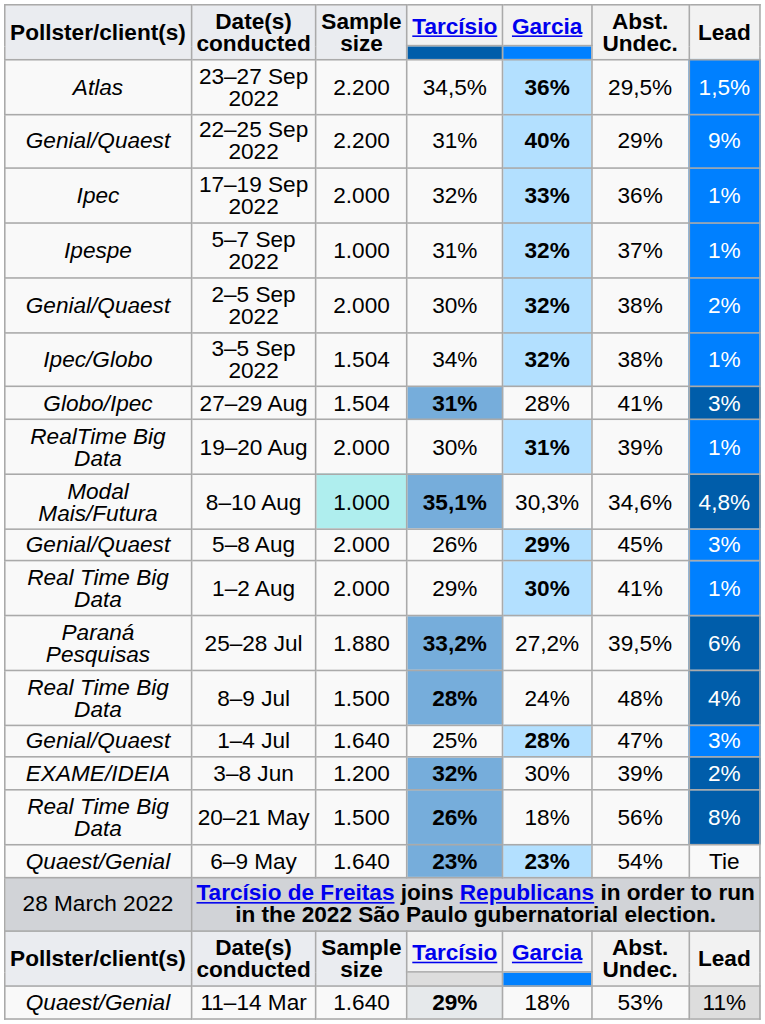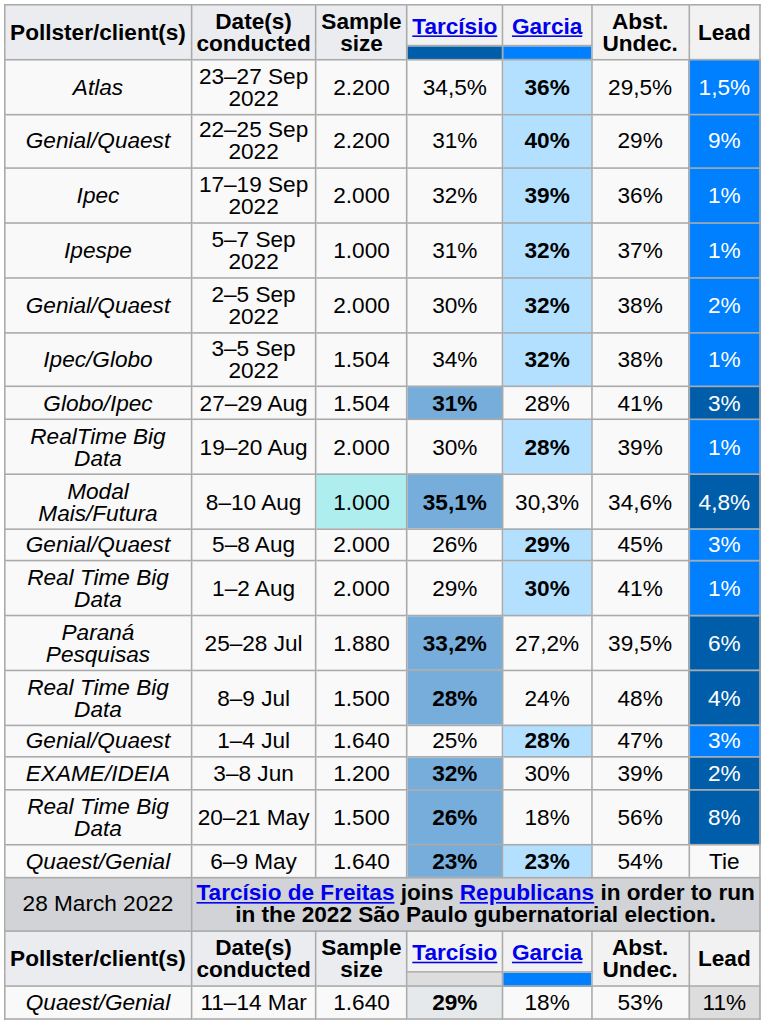(547, 196) 33% -> (547, 196) 39%
(547, 447) 31% -> (547, 447) 28%
